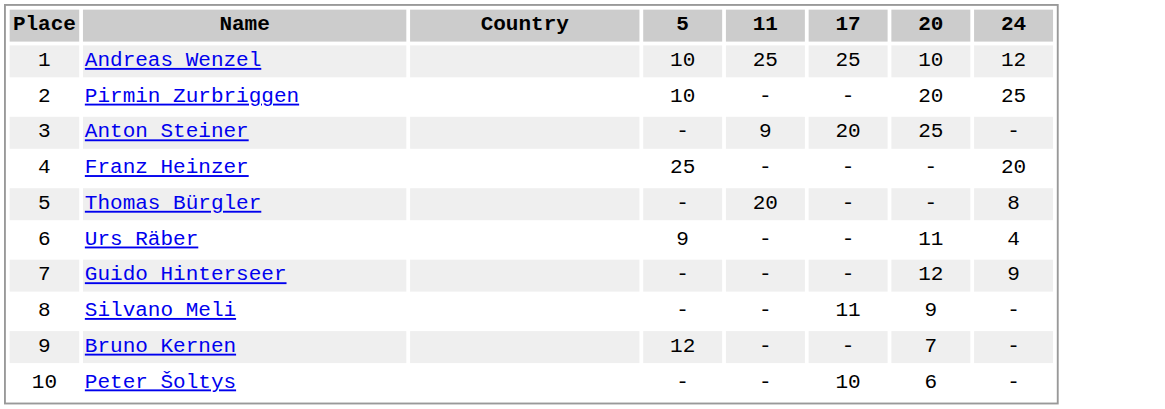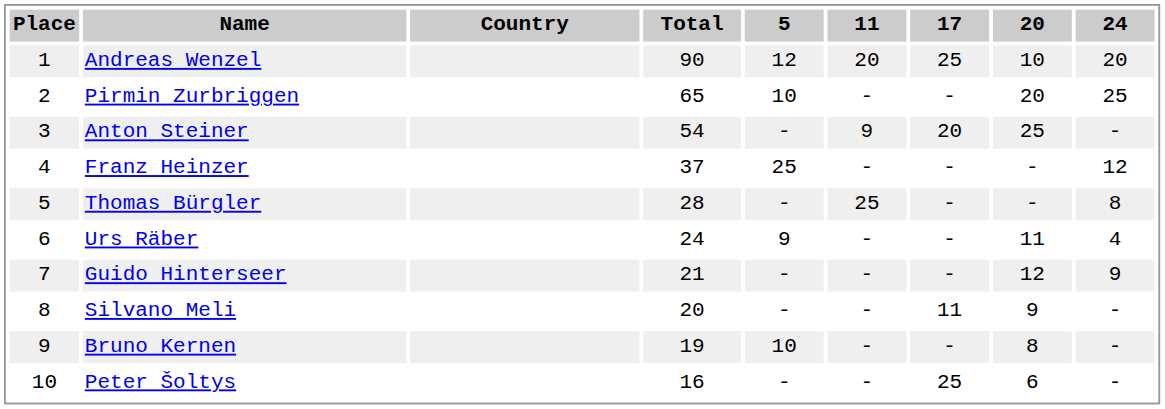+ column: (692, 25)
(683, 60) 10 -> (784, 60) 12
(765, 60) 25 -> (867, 60) 20
(1014, 60) 12 -> (1115, 60) 20
(1014, 168) 20 -> (1115, 168) 12
(765, 203) 20 -> (867, 203) 25
(683, 346) 12 -> (784, 346) 10
(931, 346) 7 -> (1032, 346) 8
(848, 382) 10 -> (950, 382) 25
